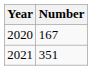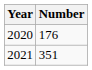(48, 34) 167 -> (48, 34) 176
